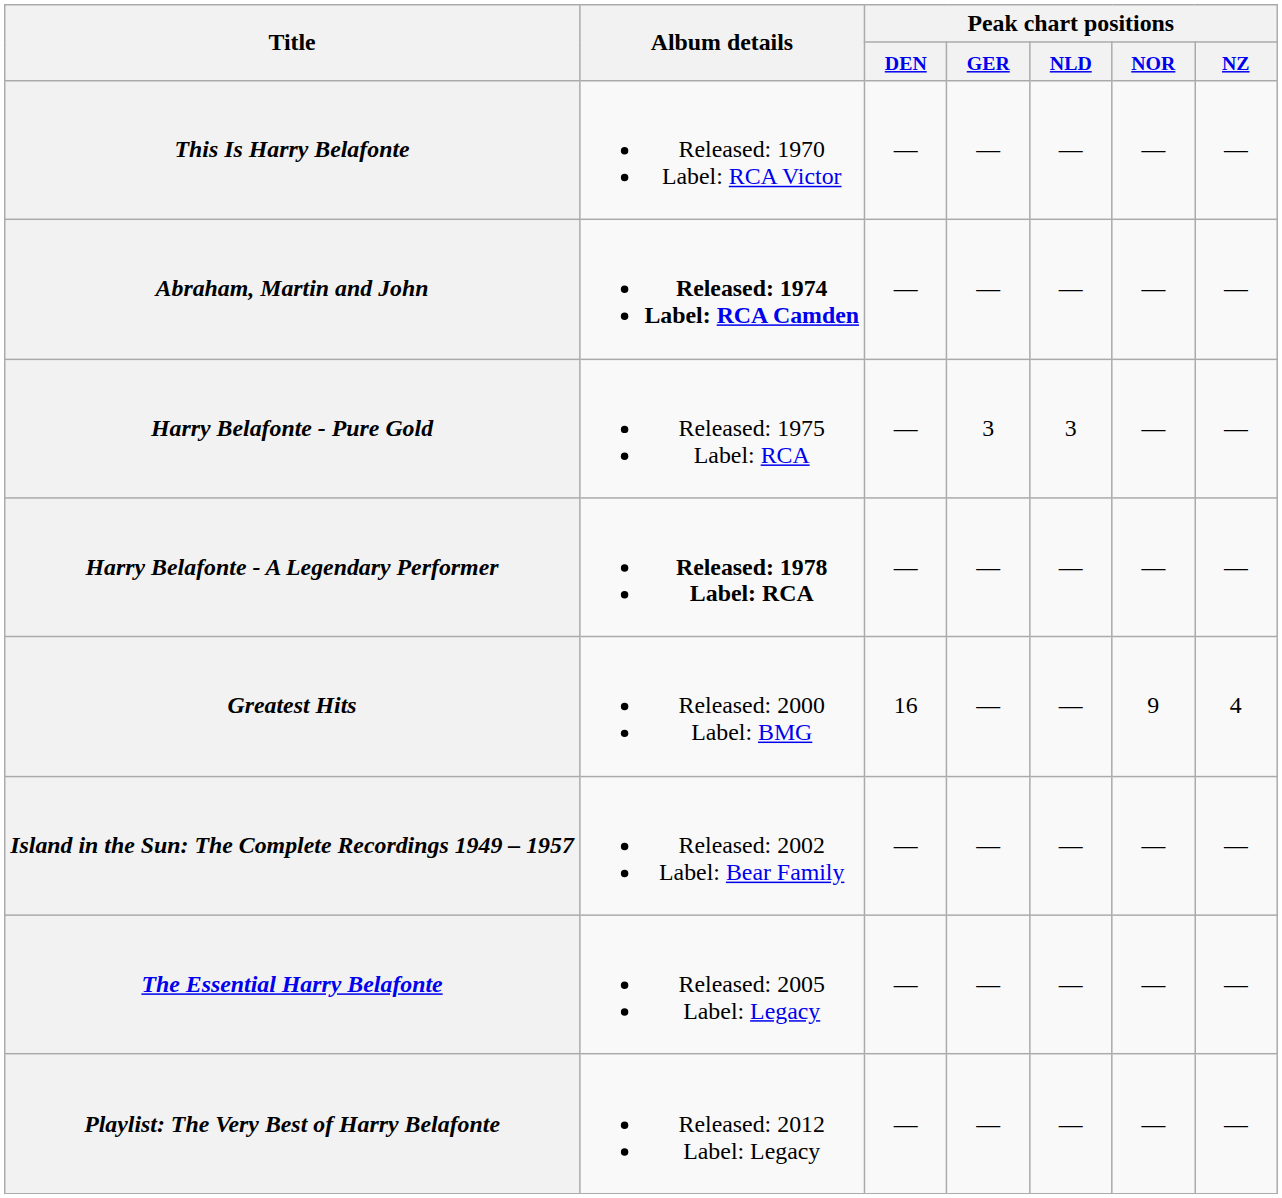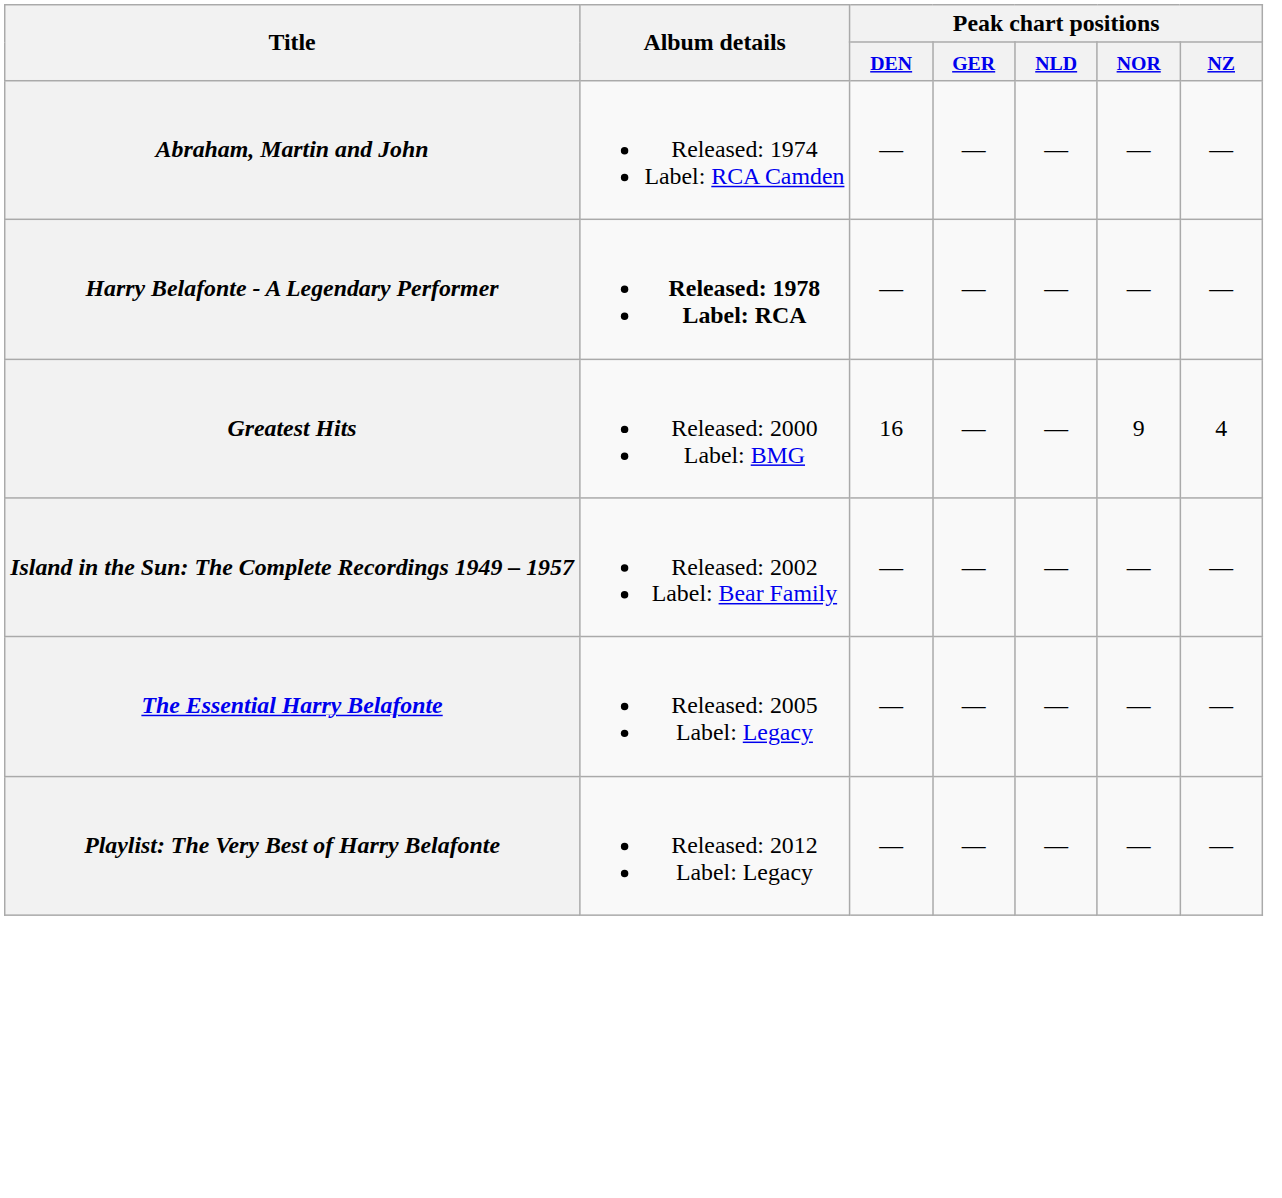- row: (292, 149)
(722, 302) bold -> (715, 163) normal
- row: (292, 427)
